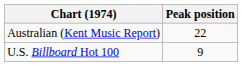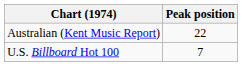(200, 52) 9 -> (200, 52) 7
